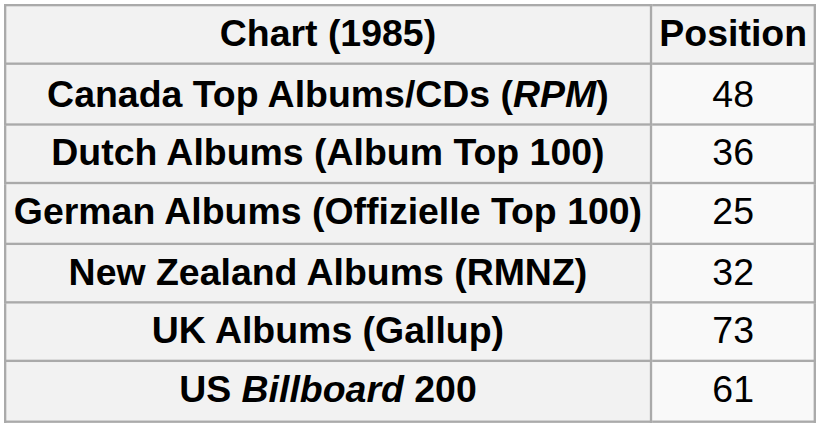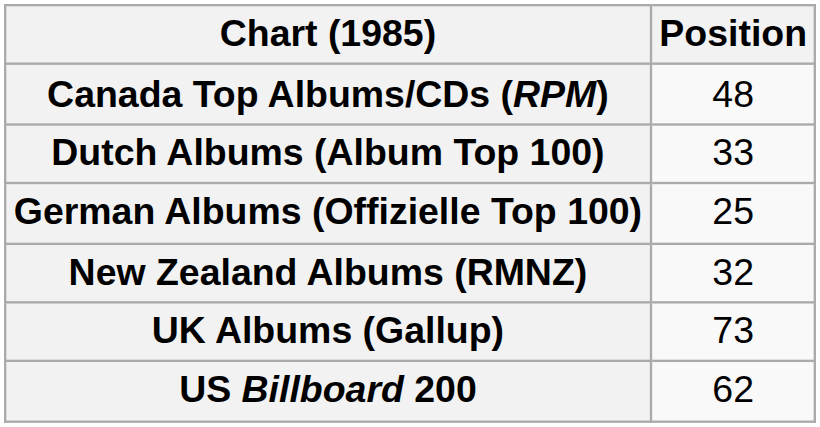(733, 152) 36 -> (733, 152) 33
(733, 390) 61 -> (733, 390) 62
